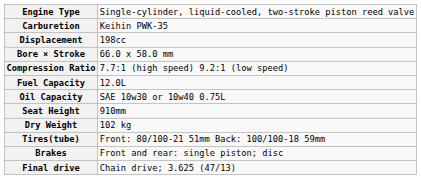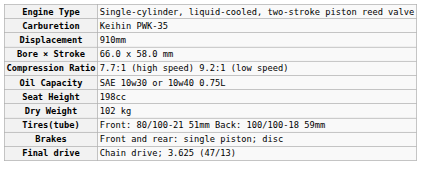(113, 40) 198cc -> (113, 40) 910mm
- row: (51, 82)
(113, 111) 910mm -> (113, 97) 198cc
